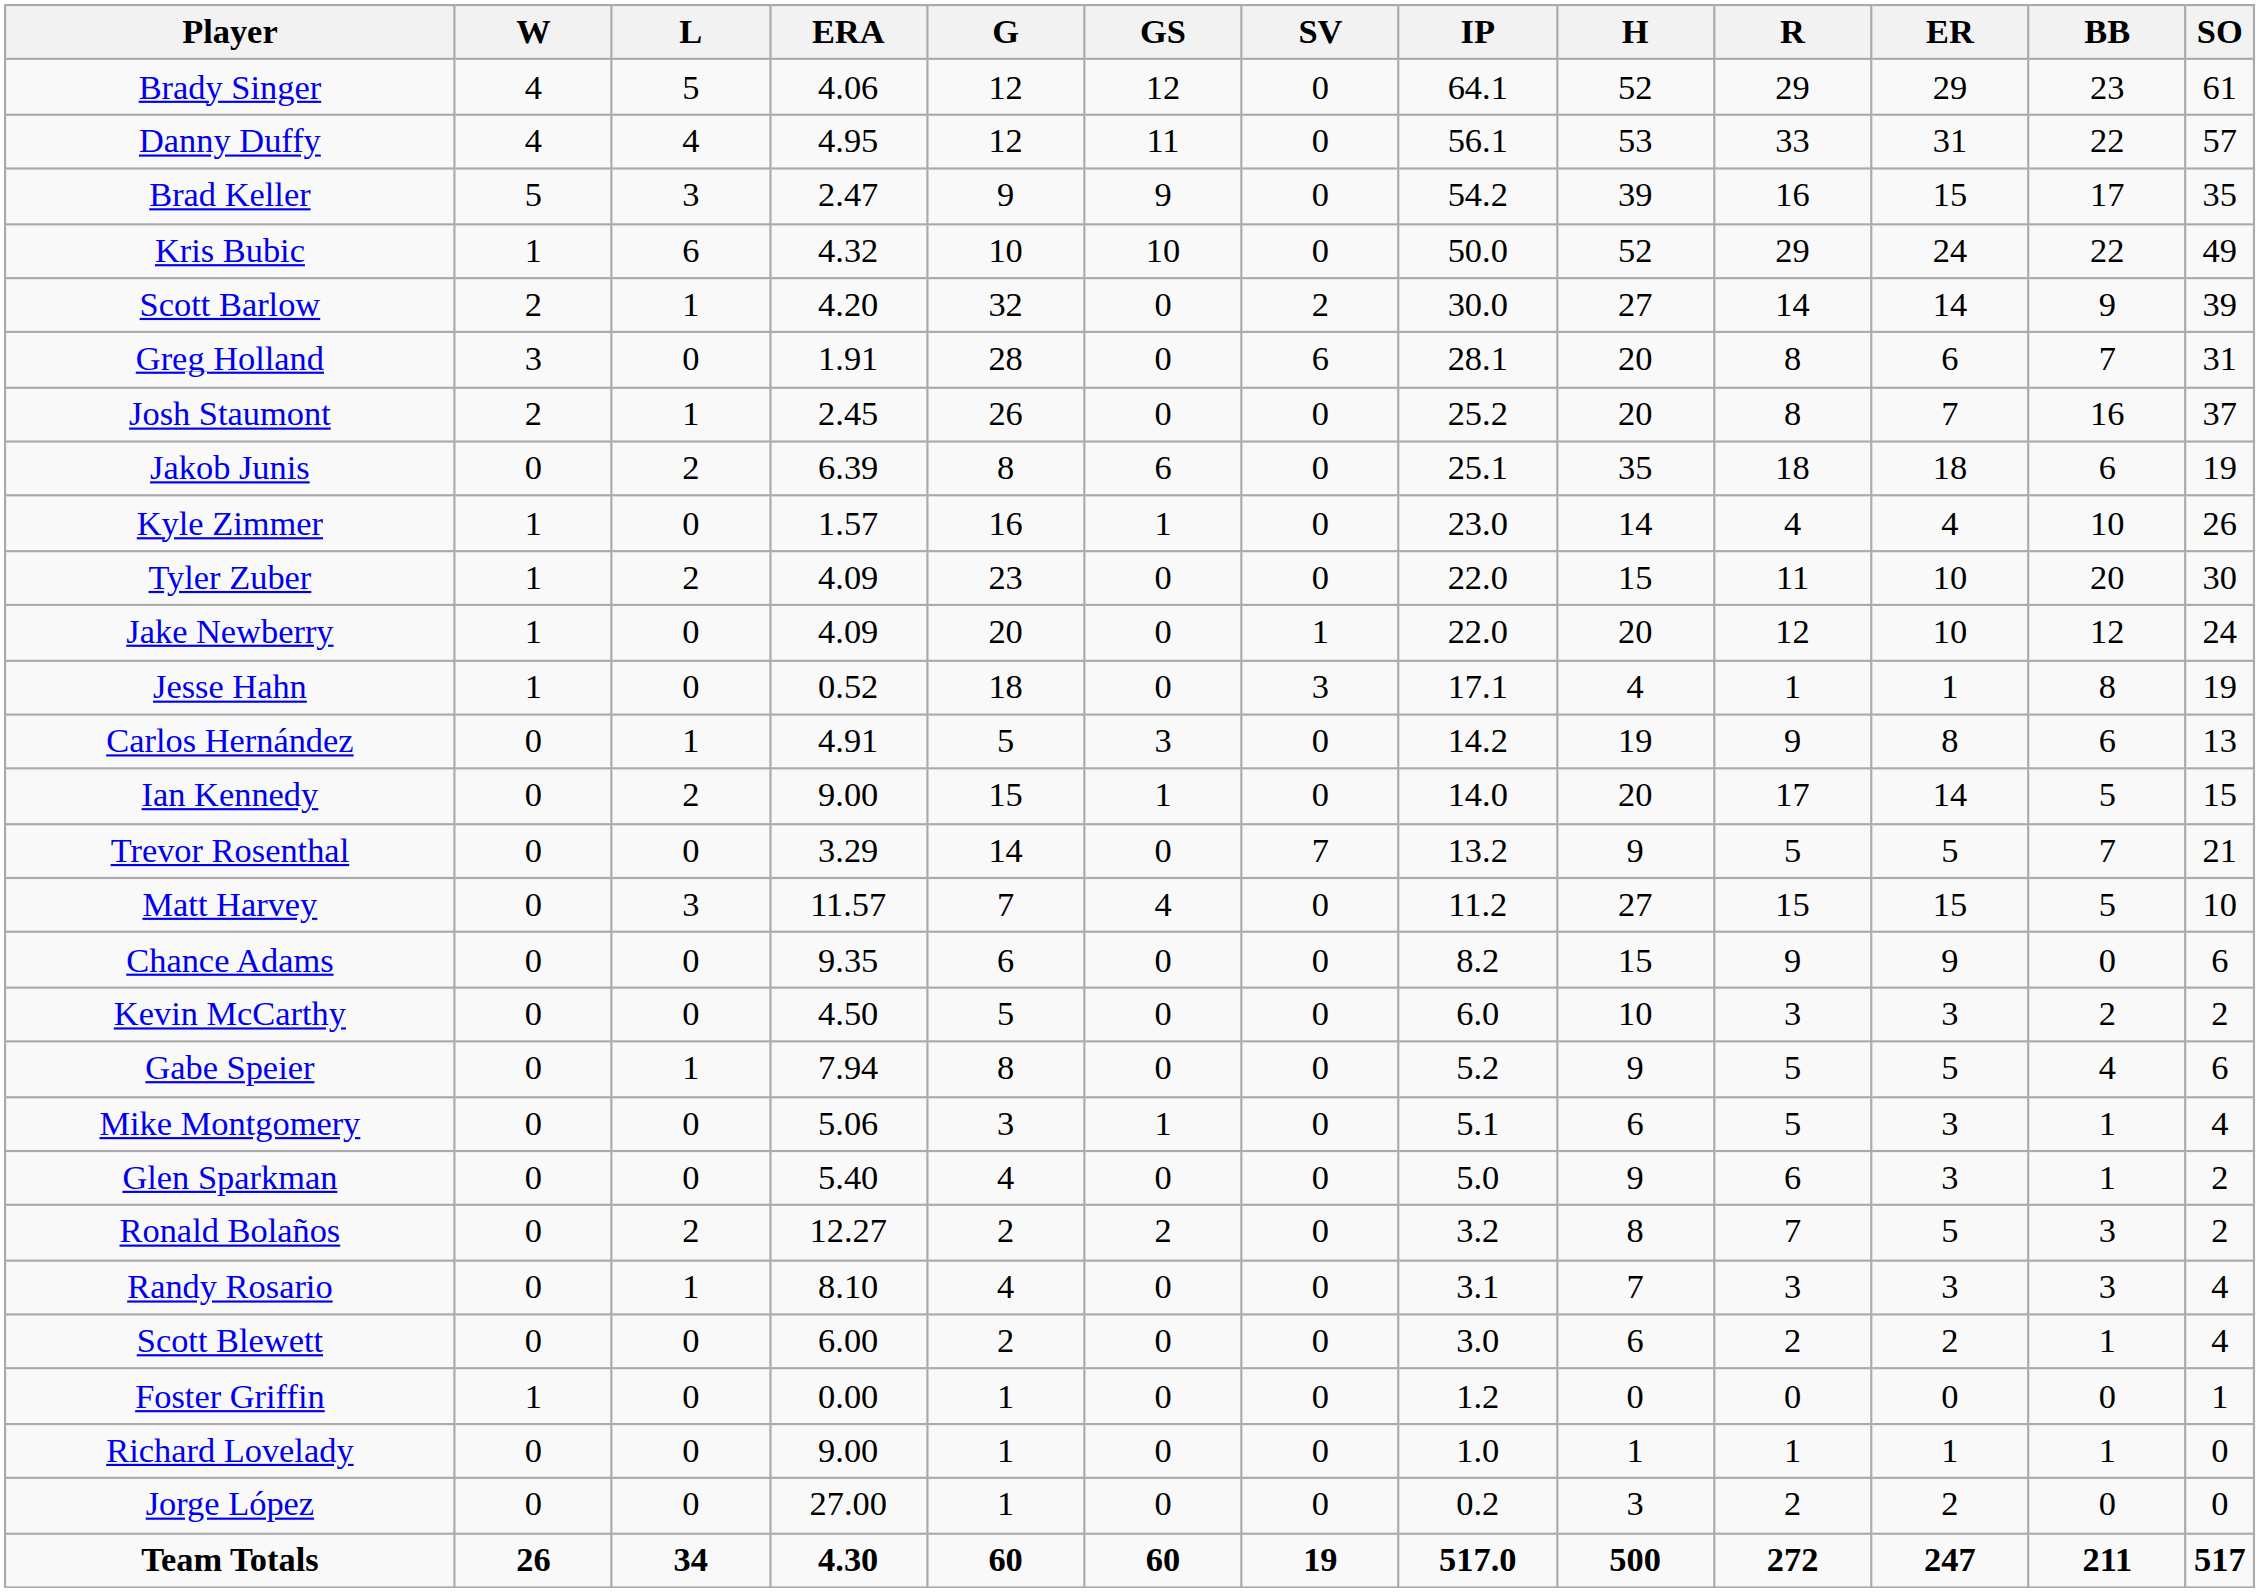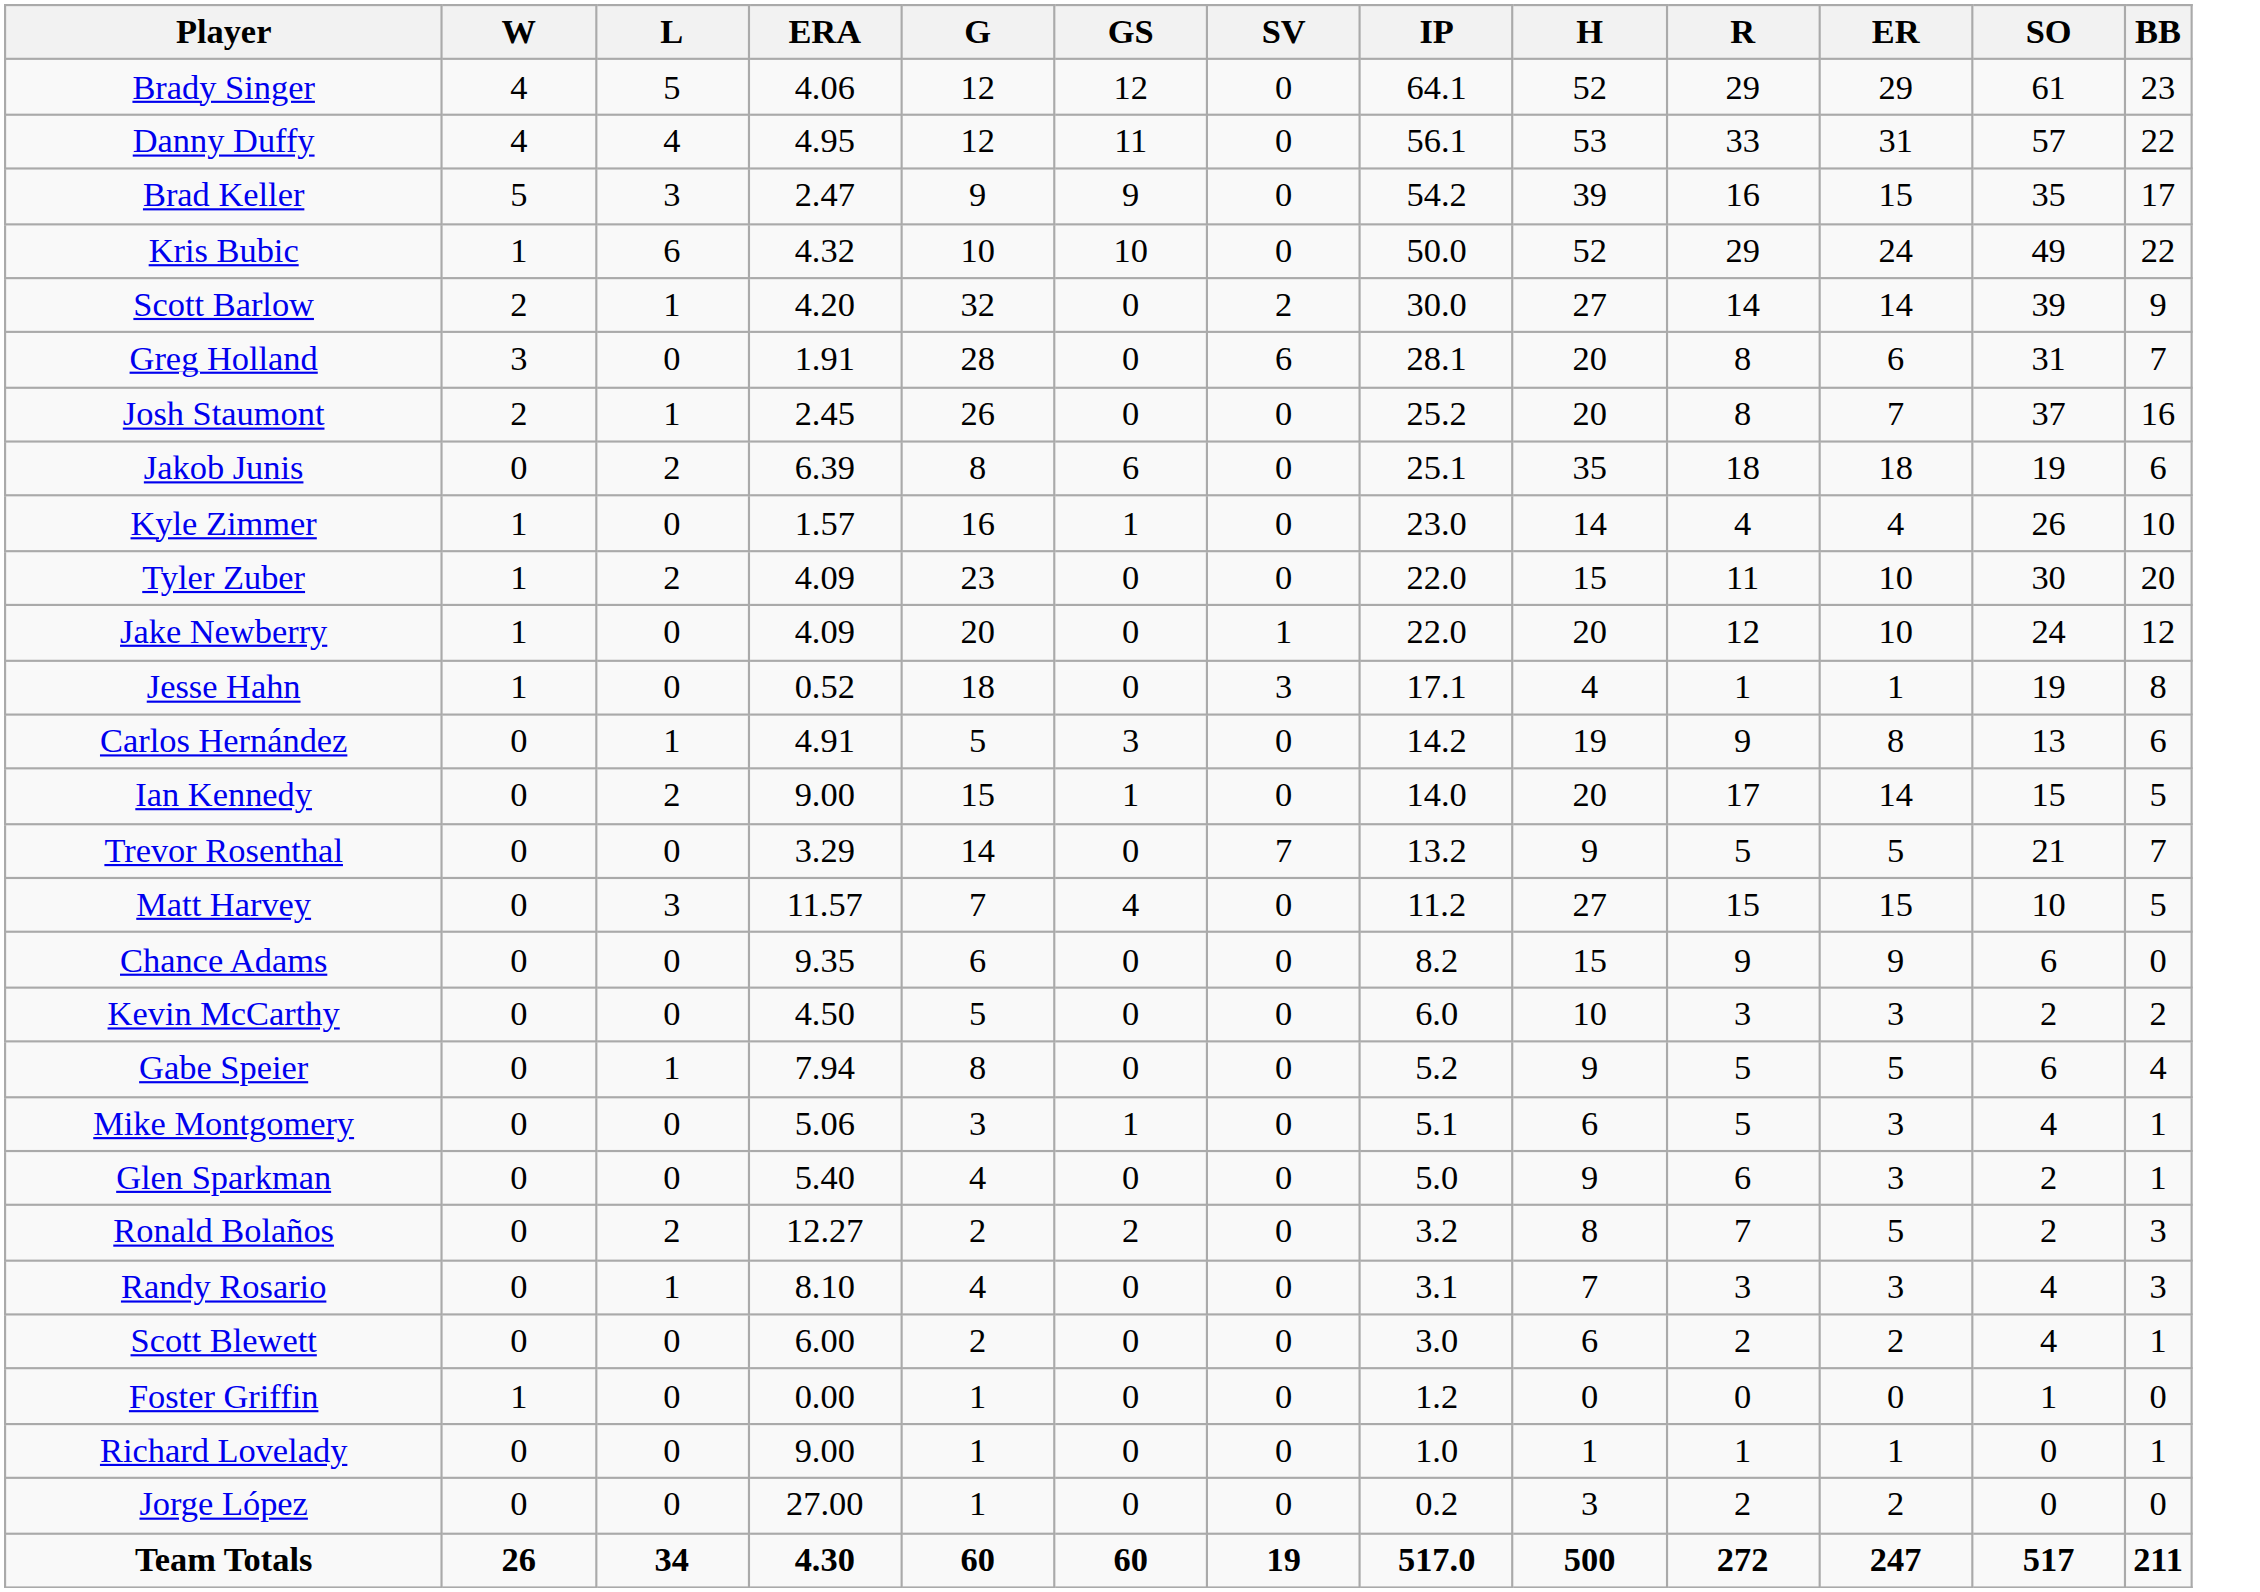columns swapped: (2107, 31) <-> (2220, 31)
